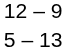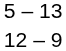rows swapped: (33, 40) <-> (33, 10)
